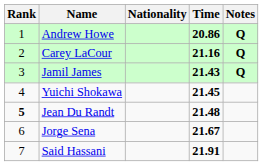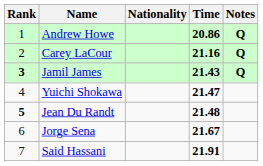(22, 72) normal -> (22, 72) bold
(206, 92) 21.45 -> (206, 92) 21.47
